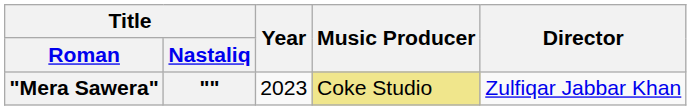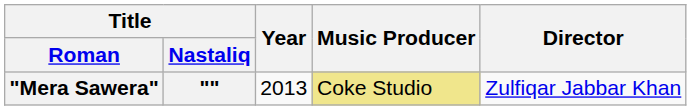(284, 88) 2023 -> (284, 88) 2013
